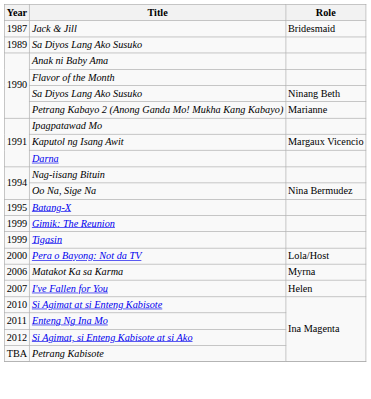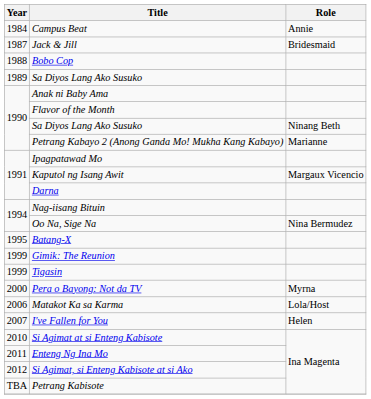+ row: (17, 28)
+ row: (17, 61)
(308, 256) Lola/Host -> (302, 288) Myrna
(302, 272) Myrna -> (308, 304) Lola/Host
